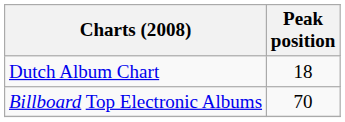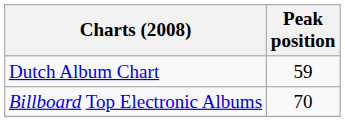(303, 71) 18 -> (303, 71) 59
